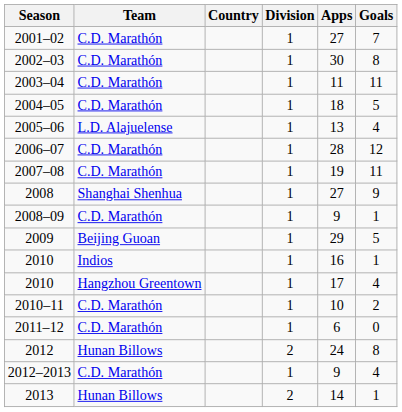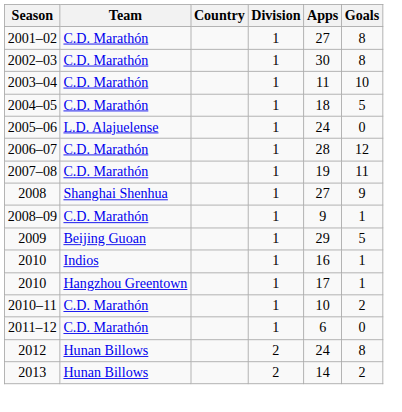(376, 37) 7 -> (362, 37) 8
(376, 82) 11 -> (362, 82) 10
(337, 127) 13 -> (323, 127) 24
(376, 127) 4 -> (362, 127) 0
(376, 283) 4 -> (362, 283) 1
- row: (39, 372)
(376, 395) 1 -> (362, 372) 2
